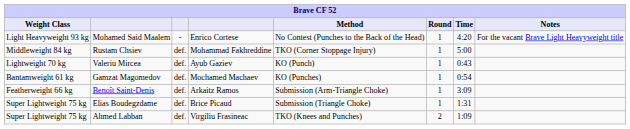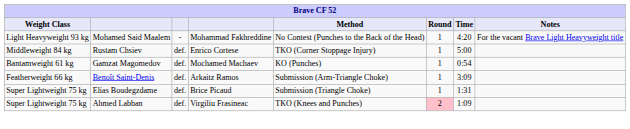(214, 37) Enrico Cortese -> (231, 37) Mohammad Fakhreddine
(231, 50) Mohammad Fakhreddine -> (214, 50) Enrico Cortese
- row: (117, 64)
(440, 117) no background -> (440, 103) pink background
